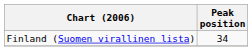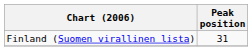(223, 39) 34 -> (223, 39) 31
